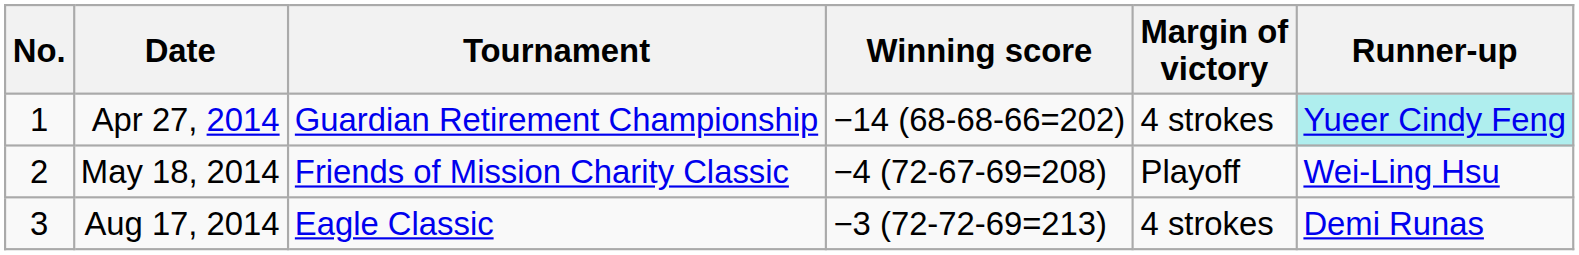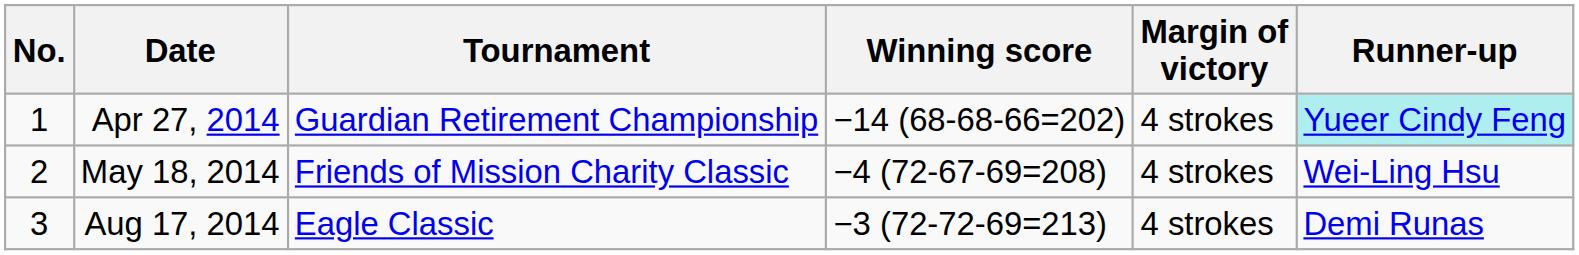(1190, 172) Playoff -> (1207, 172) 4 strokes
